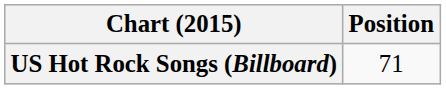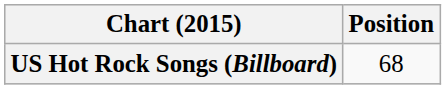(391, 63) 71 -> (391, 63) 68
